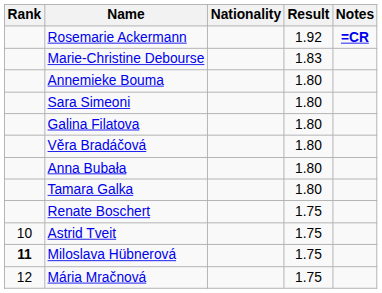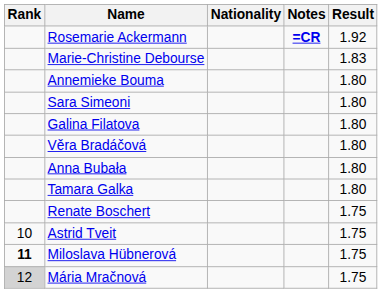columns swapped: (308, 15) <-> (355, 15)
(24, 277) no background -> (24, 277) lightgrey background
